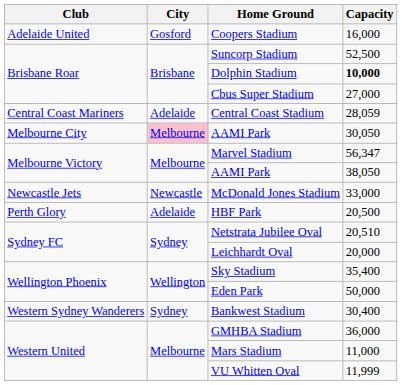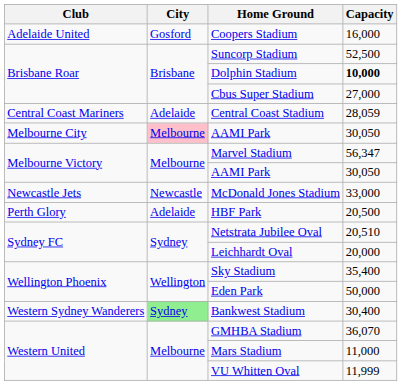(363, 172) 38,050 -> (363, 172) 30,050
(169, 311) no background -> (169, 311) lightgreen background
(363, 331) 36,000 -> (363, 331) 36,070
